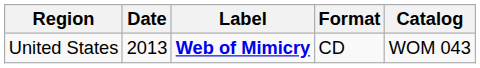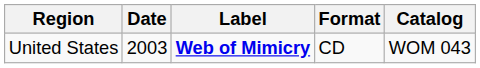(147, 47) 2013 -> (147, 47) 2003
